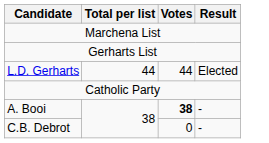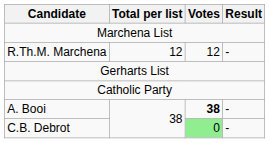+ row: (57, 52)
- row: (43, 71)
(189, 128) no background -> (216, 128) lightgreen background
